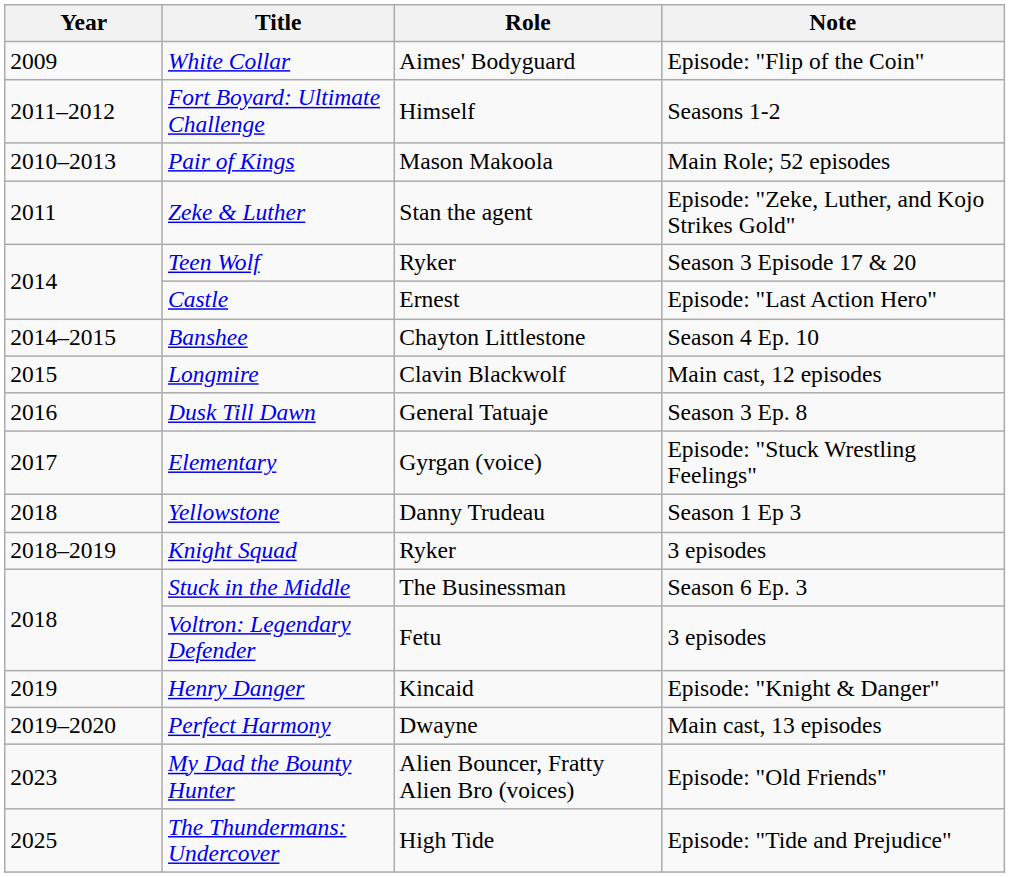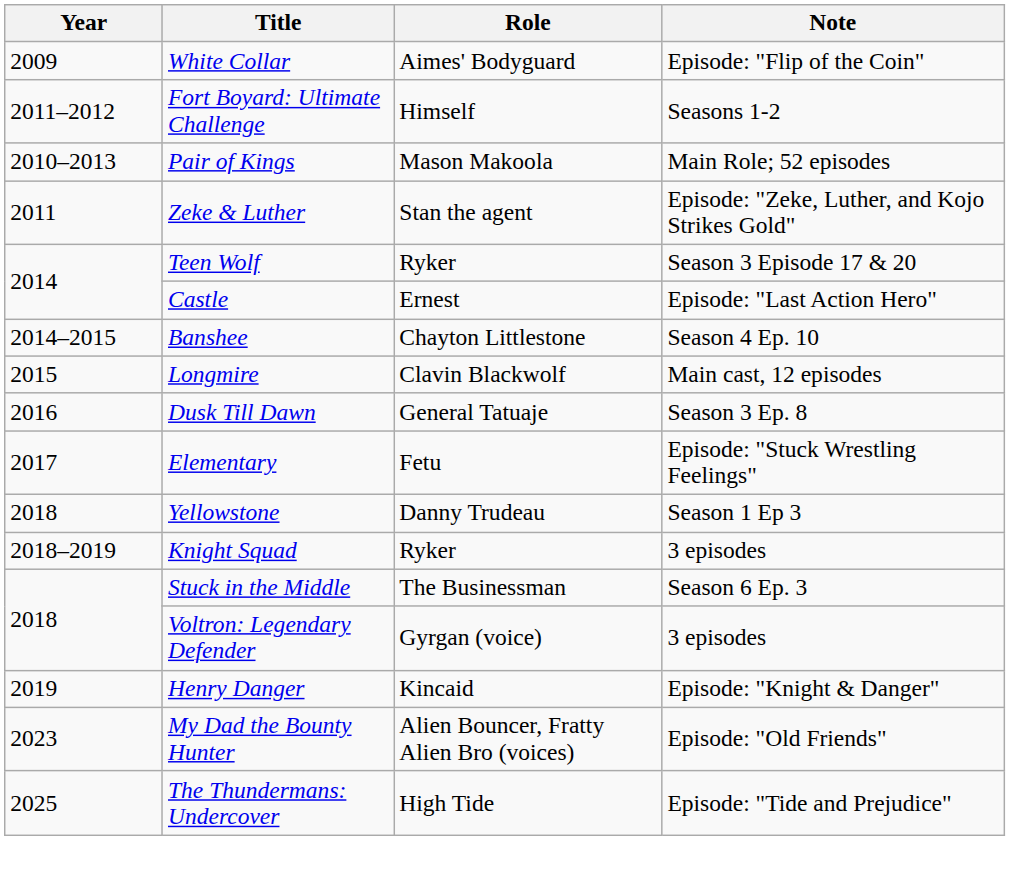(471, 462) Gyrgan (voice) -> (420, 462) Fetu
(420, 637) Fetu -> (471, 637) Gyrgan (voice)
- row: (249, 725)
